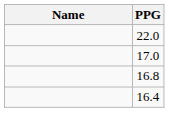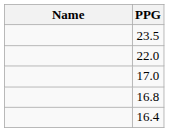+ row: (148, 35)
